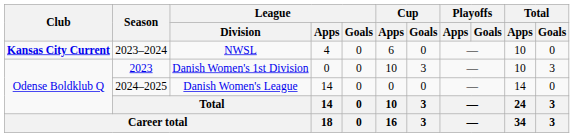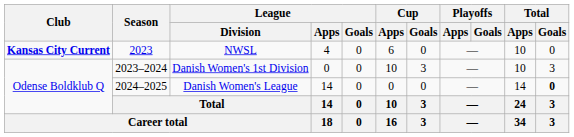(141, 50) 2023–2024 -> (141, 50) 2023
(141, 68) 2023 -> (141, 68) 2023–2024
(552, 86) normal -> (552, 86) bold
